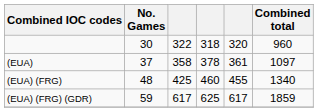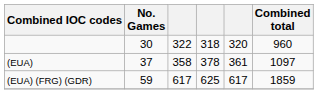- row: (34, 81)
